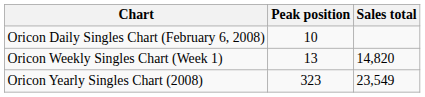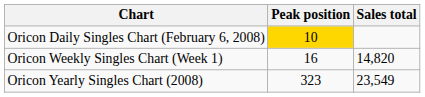(311, 37) no background -> (311, 37) gold background
(311, 59) 13 -> (311, 59) 16
